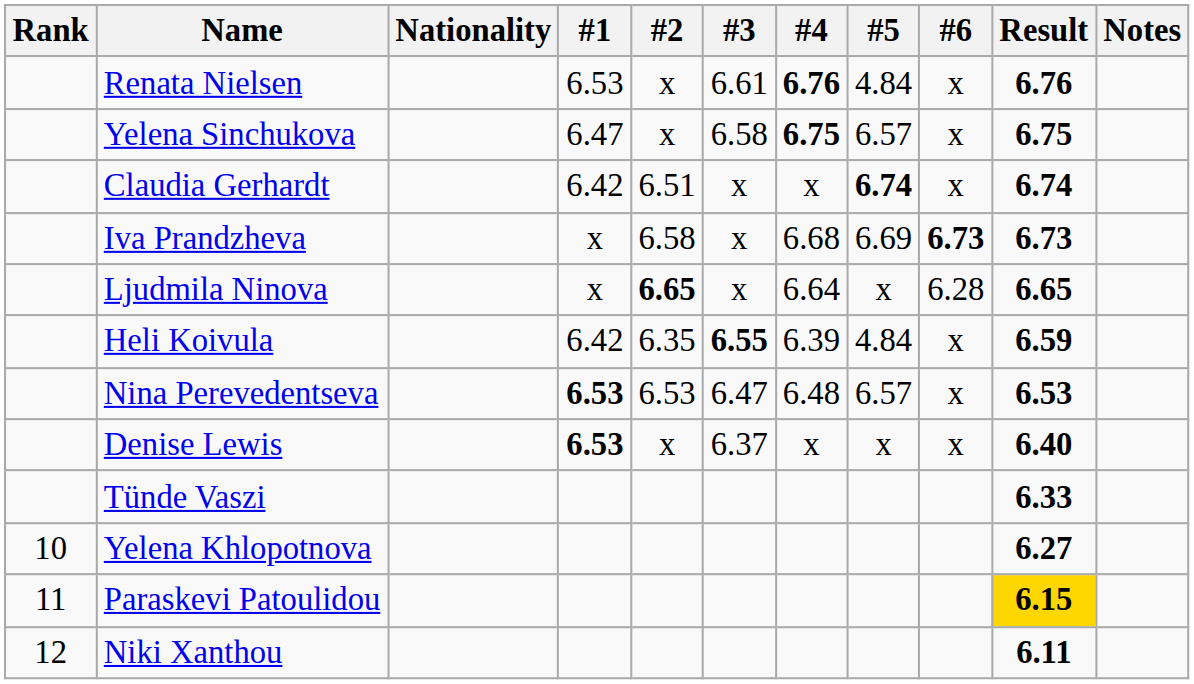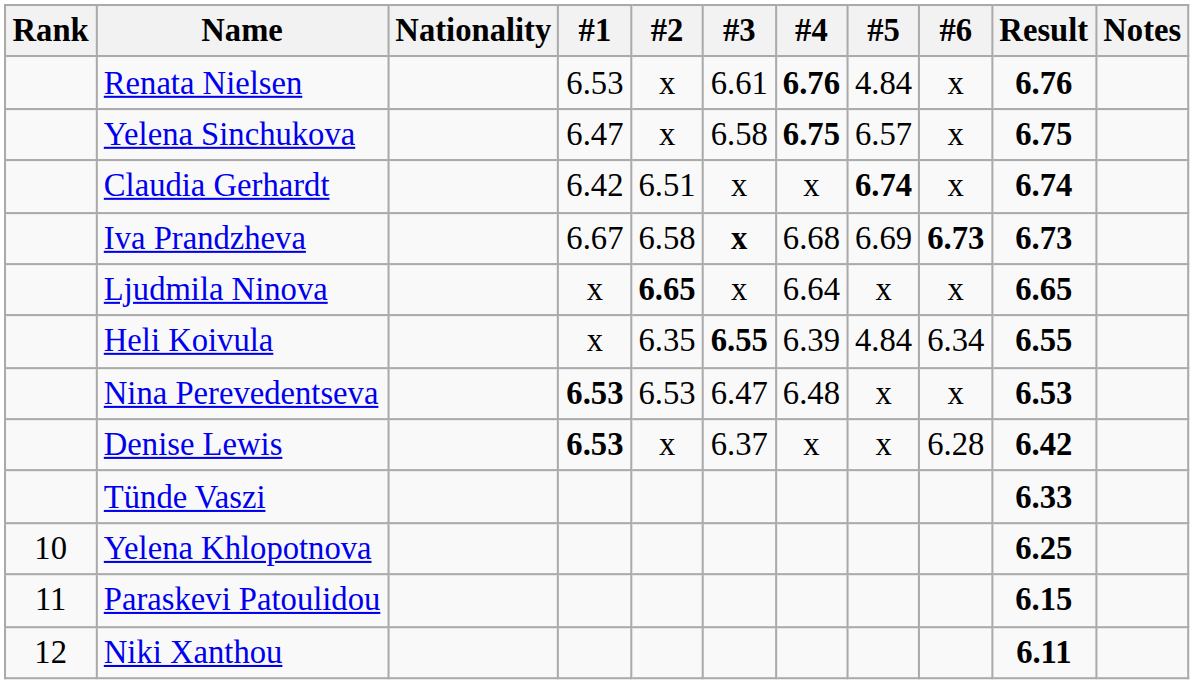(595, 237) x -> (595, 237) 6.67
(739, 237) normal -> (739, 237) bold
(956, 289) 6.28 -> (956, 289) x
(595, 340) 6.42 -> (595, 340) x
(956, 340) x -> (956, 340) 6.34
(1044, 340) 6.59 -> (1044, 340) 6.55
(884, 392) 6.57 -> (884, 392) x
(956, 444) x -> (956, 444) 6.28
(1044, 444) 6.40 -> (1044, 444) 6.42
(1044, 548) 6.27 -> (1044, 548) 6.25
(1044, 599) gold background -> (1044, 599) no background
